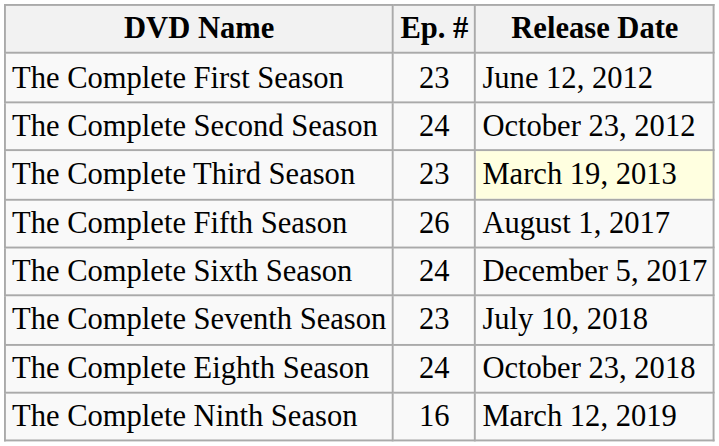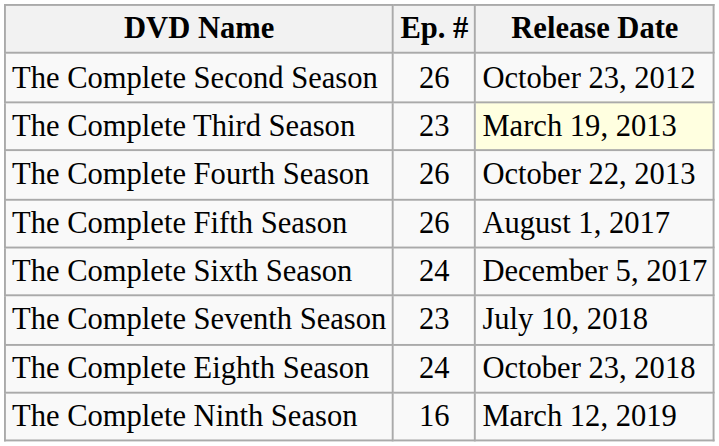- row: (178, 77)
(434, 125) 24 -> (434, 77) 26
+ row: (191, 174)
